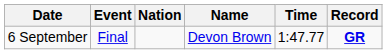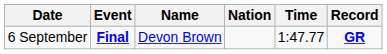columns swapped: (230, 15) <-> (160, 15)
(113, 37) normal -> (113, 37) bold
